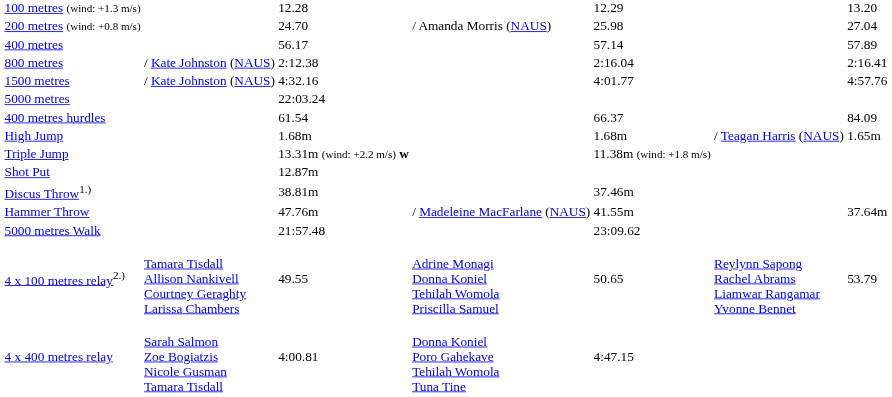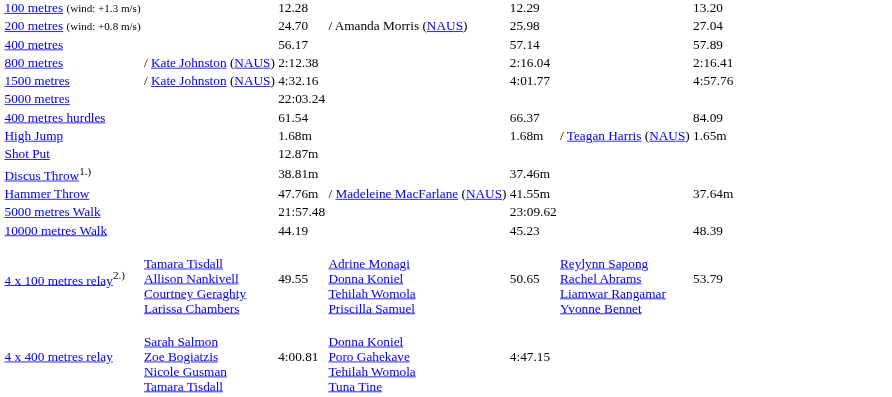- row: (37, 154)
+ row: (56, 230)
